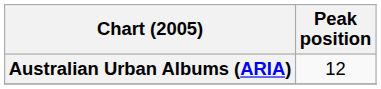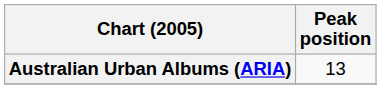(336, 68) 12 -> (336, 68) 13
